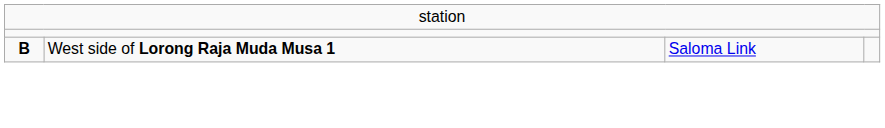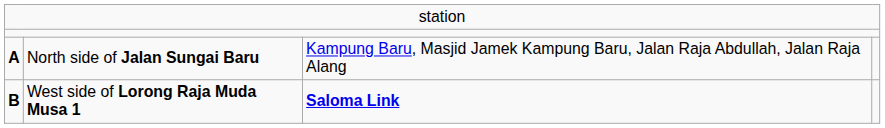+ row: (143, 58)
(712, 49) normal -> (353, 101) bold
